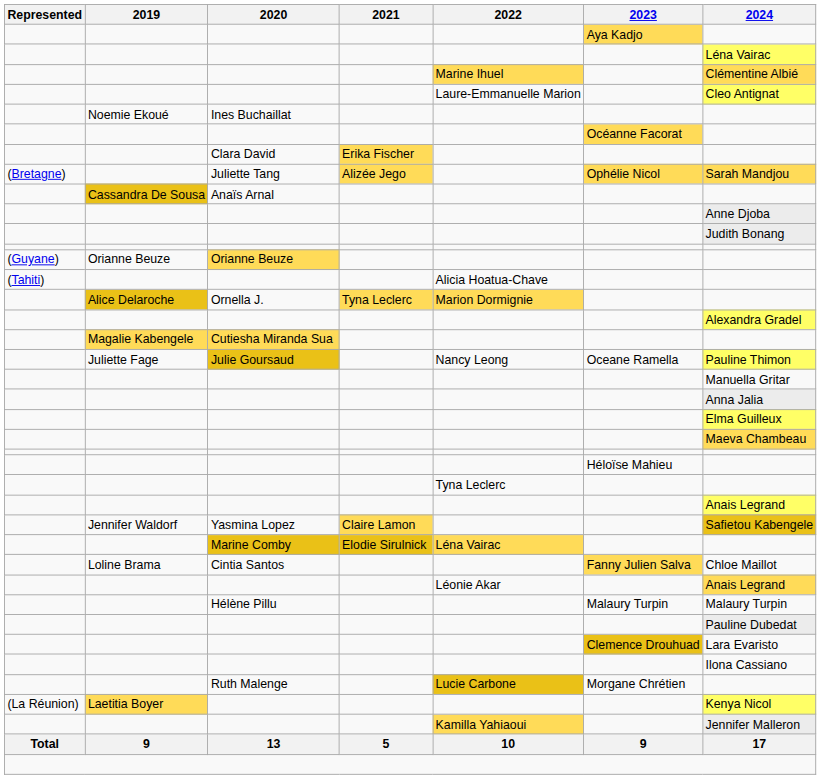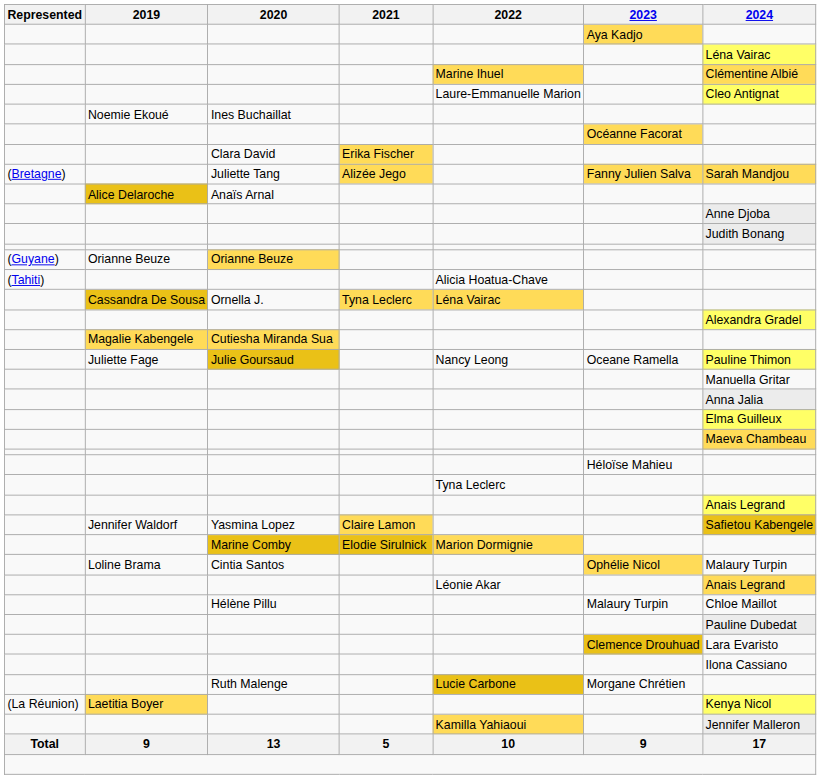(623, 174) Ophélie Nicol -> (639, 174) Fanny Julien Salva
(146, 194) Cassandra De Sousa -> (131, 194) Alice Delaroche
(131, 300) Alice Delaroche -> (146, 300) Cassandra De Sousa
(484, 300) Marion Dormignie -> (468, 300) Léna Vairac
(468, 545) Léna Vairac -> (484, 545) Marion Dormignie
(639, 565) Fanny Julien Salva -> (623, 565) Ophélie Nicol
(741, 565) Chloe Maillot -> (746, 565) Malaury Turpin
(746, 605) Malaury Turpin -> (741, 605) Chloe Maillot
